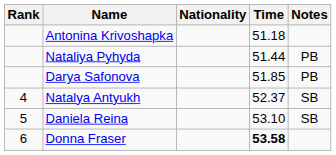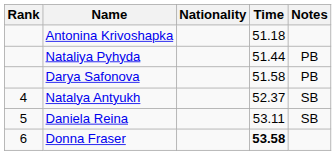(269, 77) 51.85 -> (269, 77) 51.58
(269, 118) 53.10 -> (269, 118) 53.11
